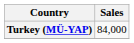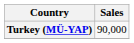(112, 30) 84,000 -> (112, 30) 90,000
